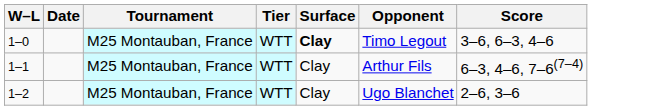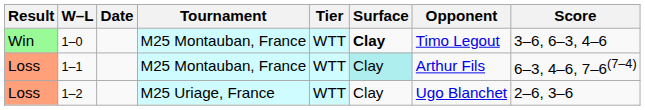+ column: (31, 16)
(315, 66) no background -> (368, 66) paleturquoise background
(170, 92) M25 Montauban, France -> (208, 92) M25 Uriage, France
